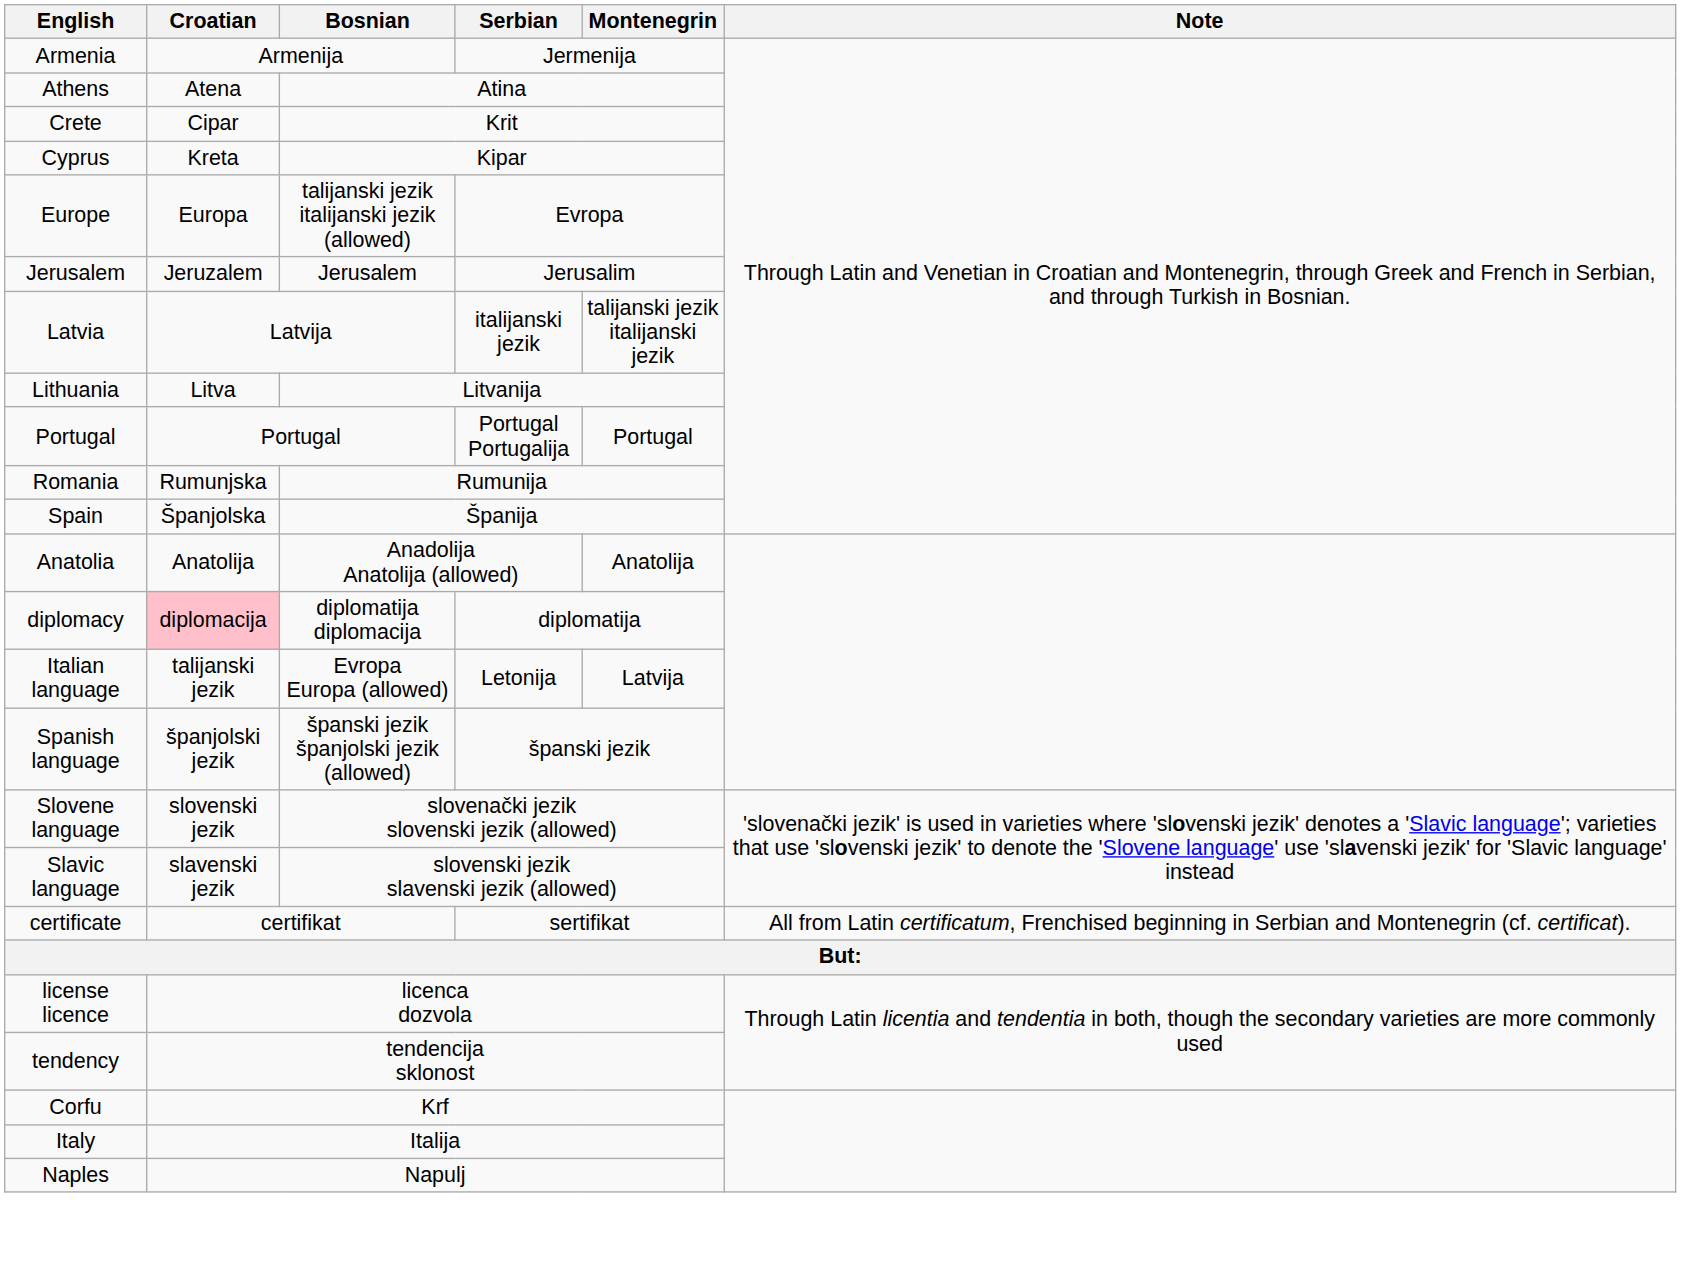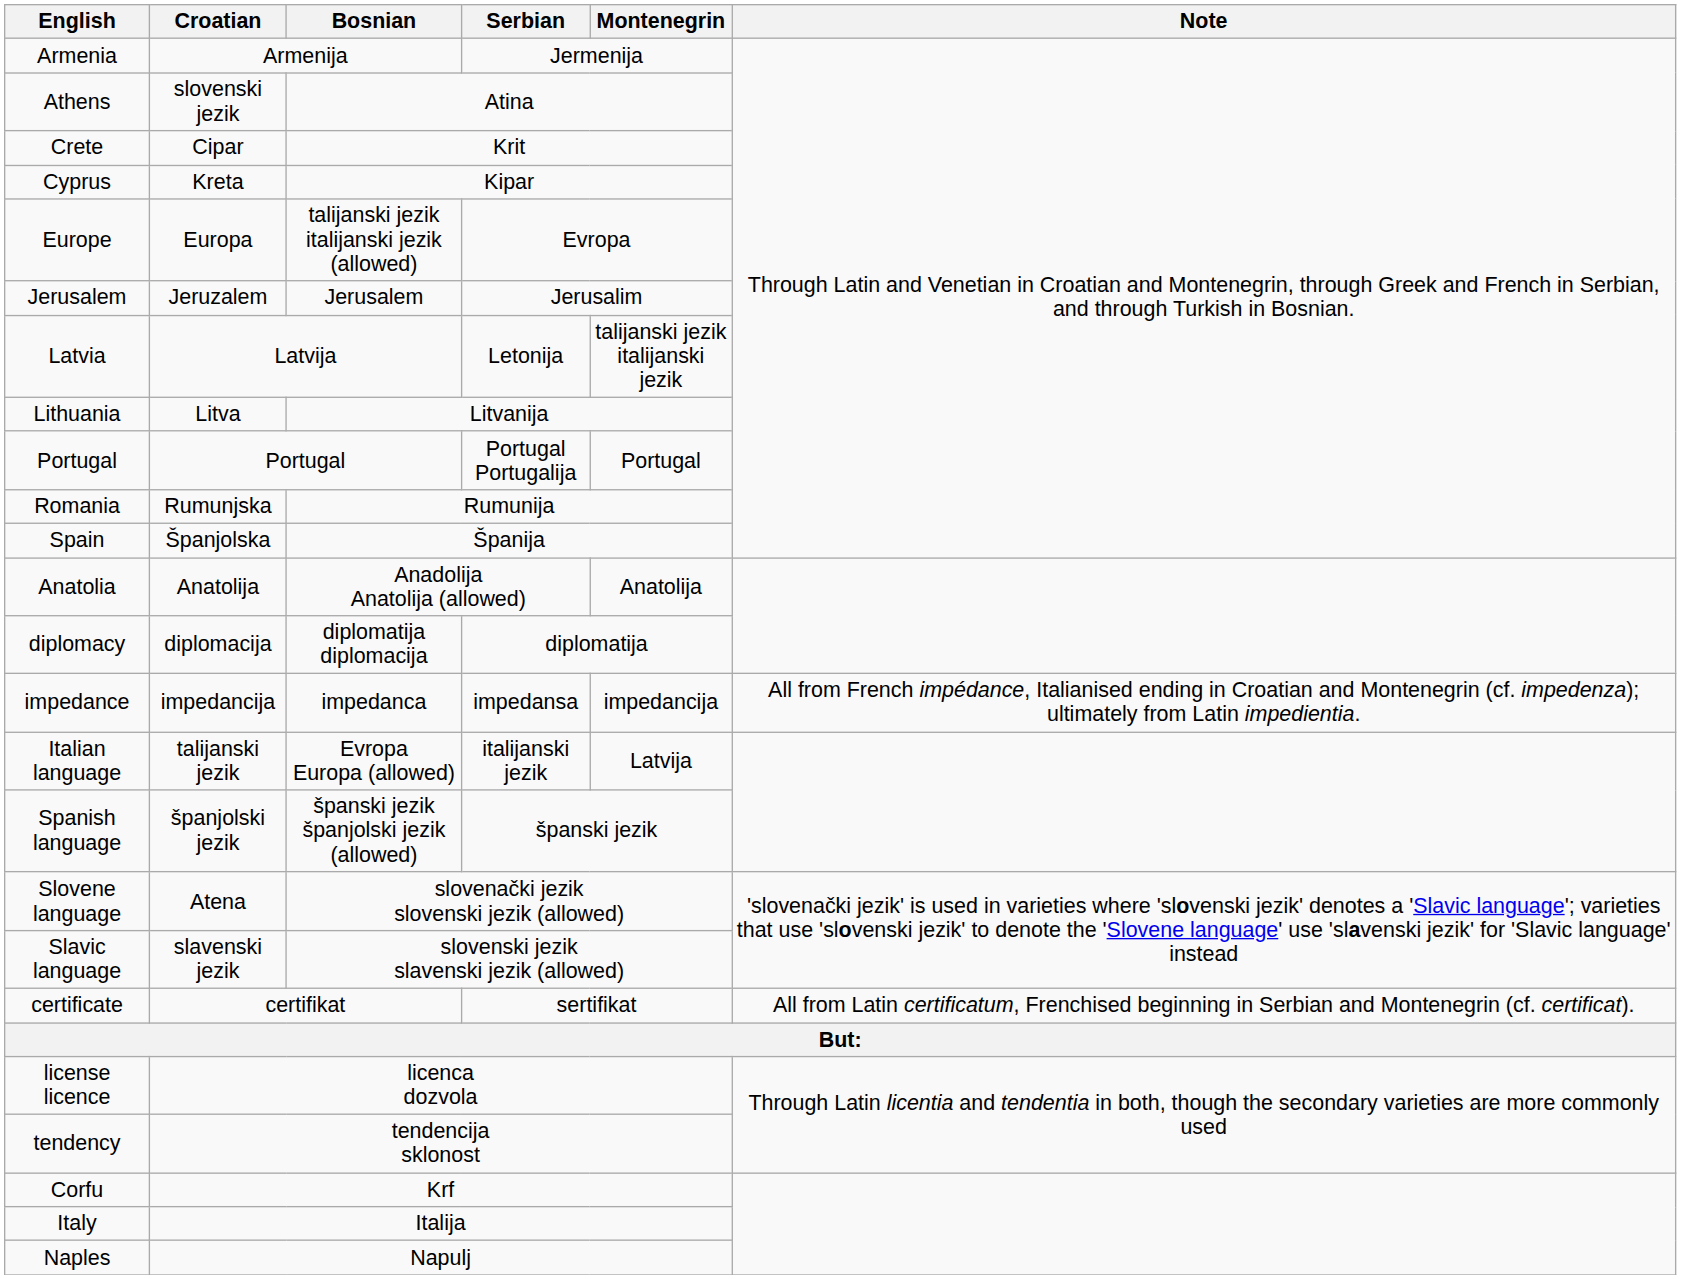(213, 89) Atena -> (218, 101) slovenski jezik
(519, 331) italijanski jezik -> (526, 355) Letonija
(213, 620) pink background -> (218, 644) no background
+ row: (77, 702)
(519, 678) Letonija -> (526, 760) italijanski jezik
(213, 818) slovenski jezik -> (218, 901) Atena
